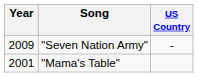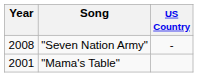(21, 44) 2009 -> (21, 44) 2008
